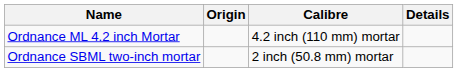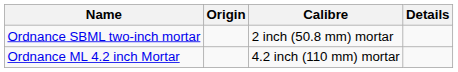rows swapped: (104, 57) <-> (94, 36)
